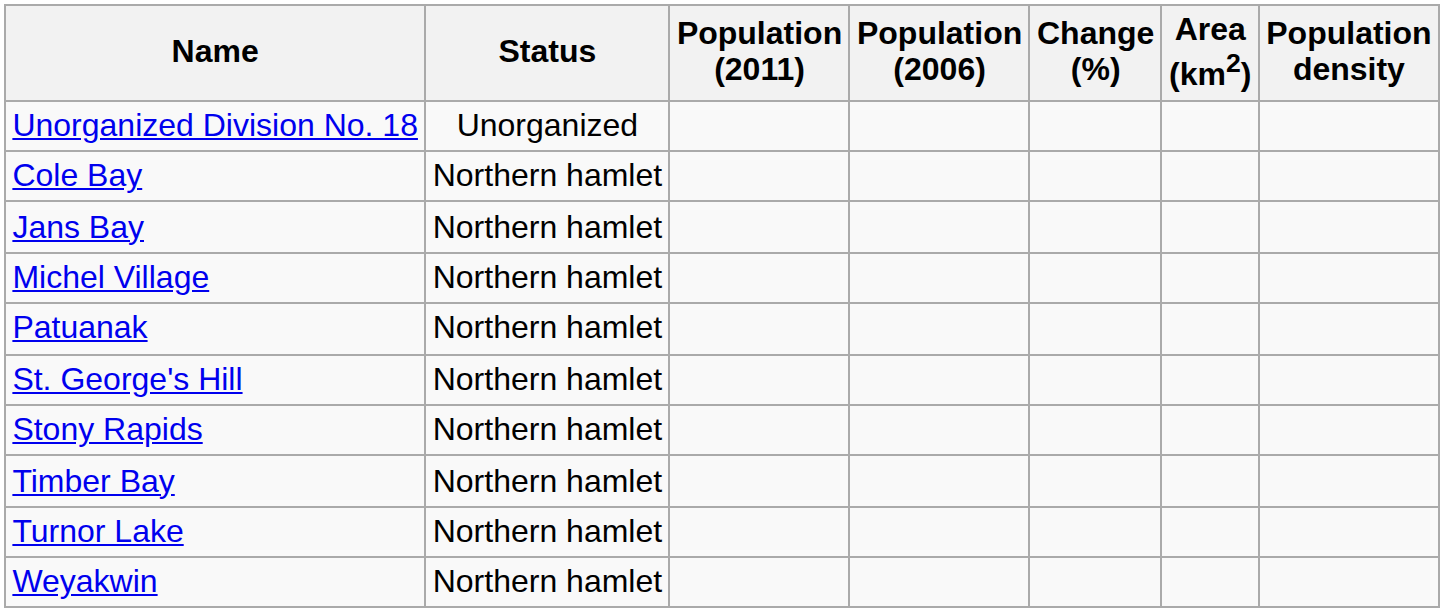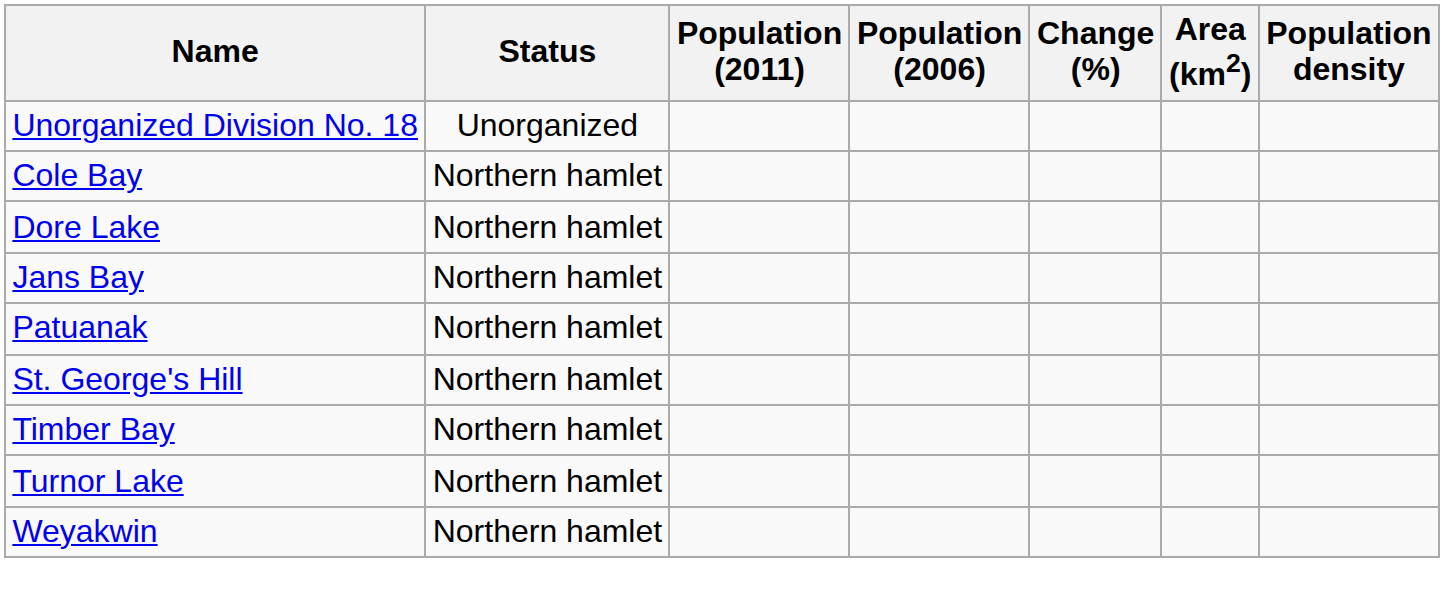+ row: (86, 226)
- row: (111, 277)
- row: (108, 429)
